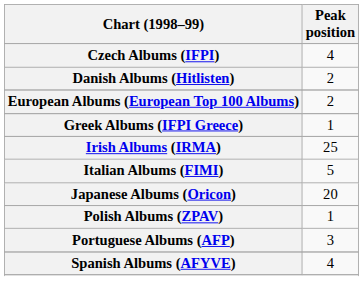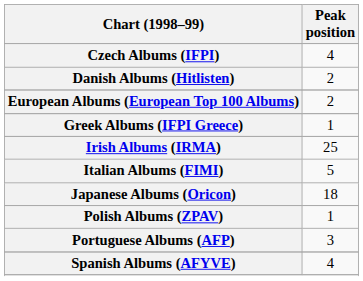(330, 194) 20 -> (330, 194) 18
